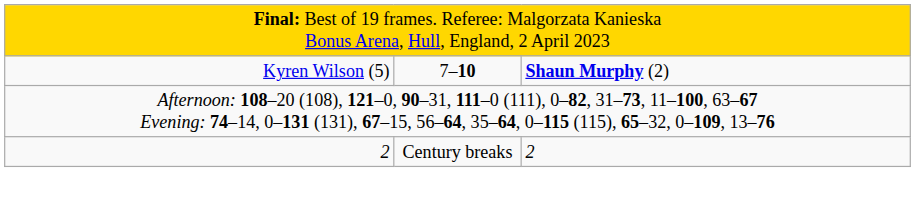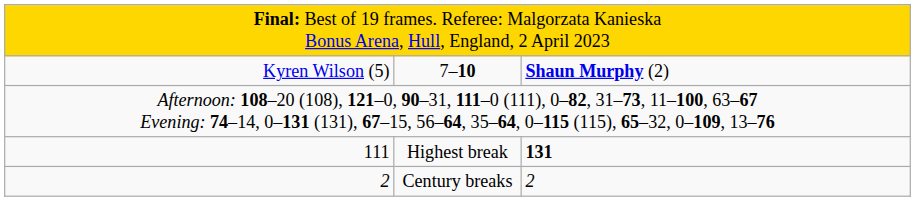+ row: (377, 151)
